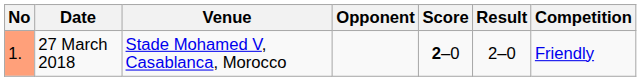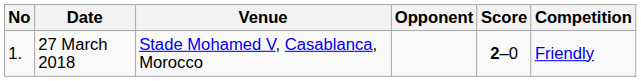- column: (502, 17)
(15, 53) lightsalmon background -> (15, 53) no background
